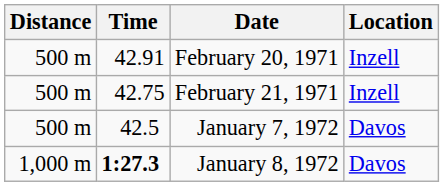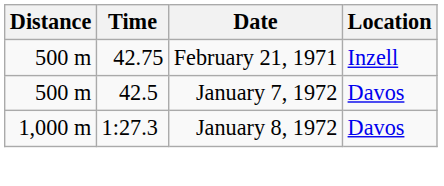- row: (257, 57)
(133, 163) bold -> (132, 127) normal
